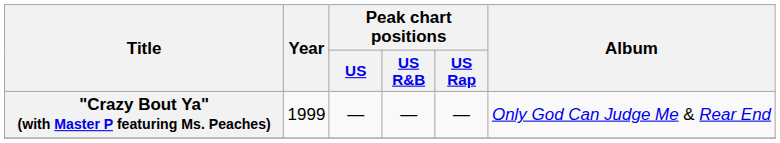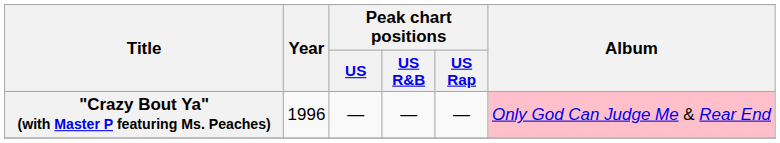(306, 114) 1999 -> (306, 114) 1996
(631, 114) no background -> (631, 114) pink background
